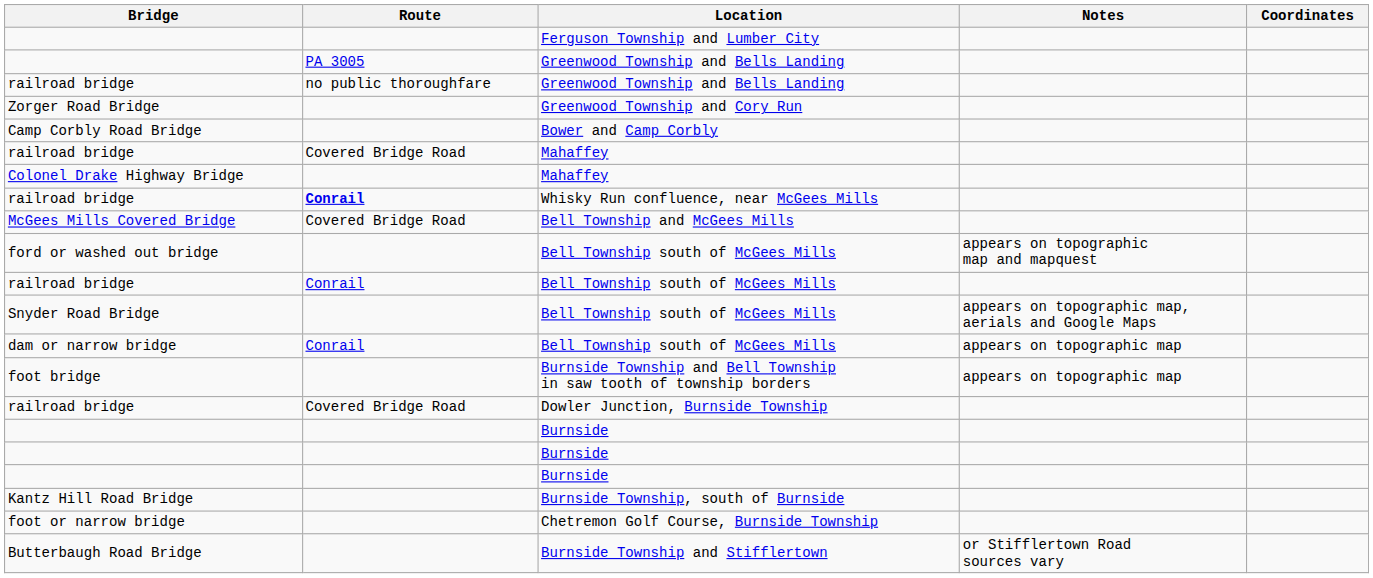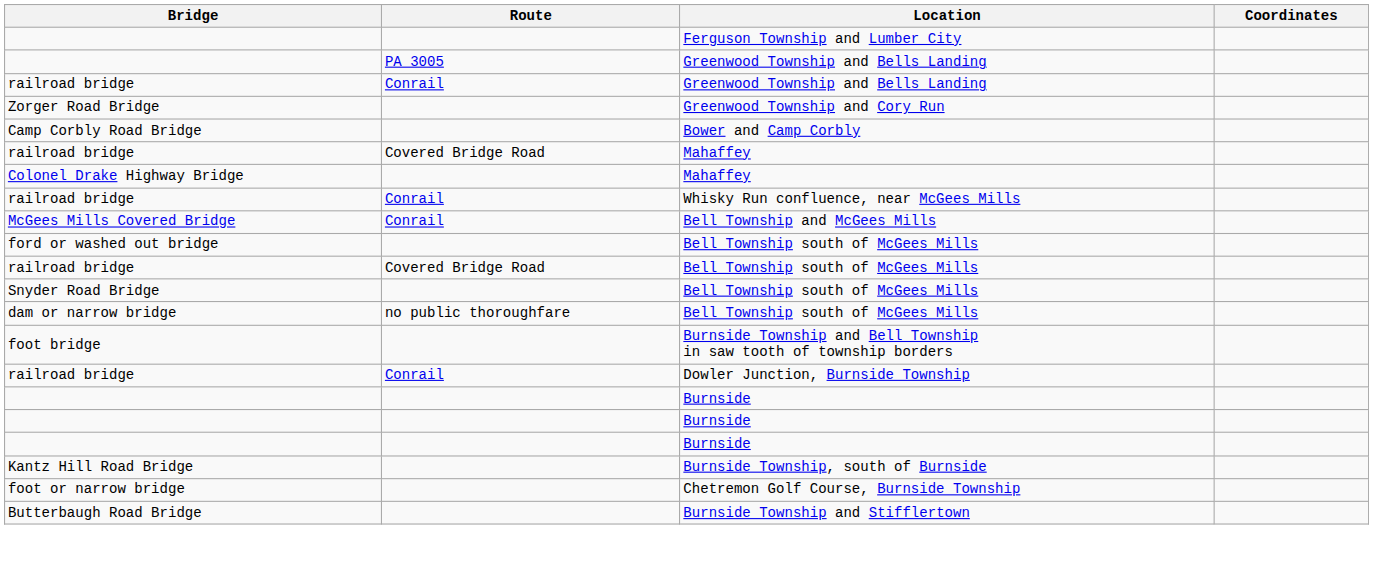- column: (1103, 16)
(398, 85) no public thoroughfare -> (414, 85) Conrail
(335, 199) bold -> (414, 199) normal
(386, 222) Covered Bridge Road -> (414, 222) Conrail
(335, 284) Conrail -> (465, 268) Covered Bridge Road
(335, 346) Conrail -> (478, 313) no public thoroughfare
(386, 408) Covered Bridge Road -> (414, 375) Conrail
